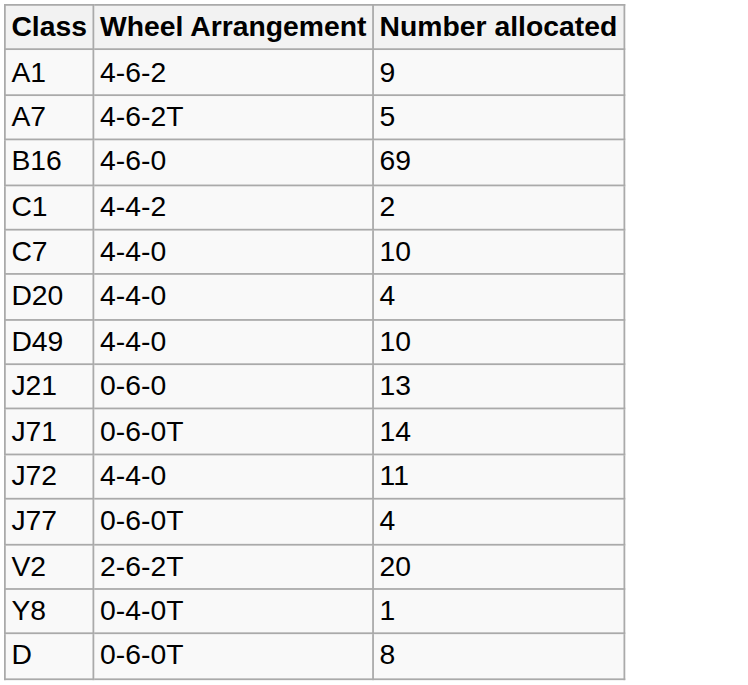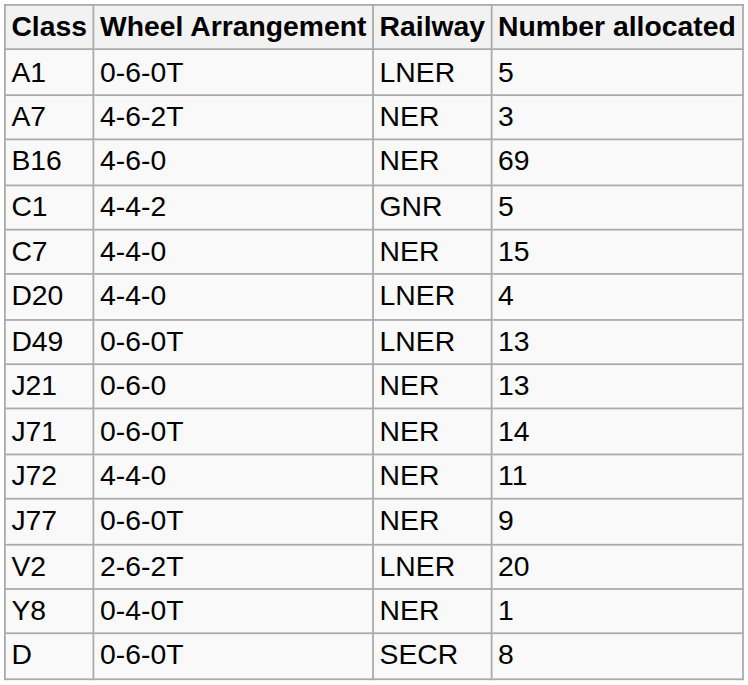+ column: (432, 26)
(133, 71) 4-6-2 -> (142, 71) 0-6-0T
(387, 71) 9 -> (506, 71) 5
(387, 116) 5 -> (506, 116) 3
(387, 206) 2 -> (506, 206) 5
(395, 251) 10 -> (514, 251) 15
(133, 341) 4-4-0 -> (142, 341) 0-6-0T
(395, 341) 10 -> (514, 341) 13
(387, 521) 4 -> (506, 521) 9
